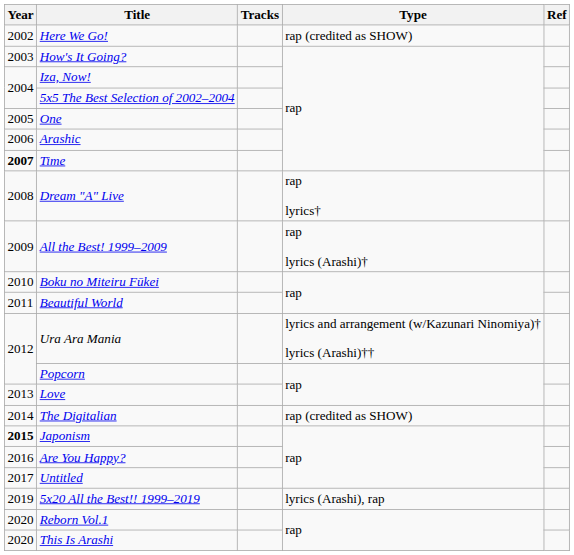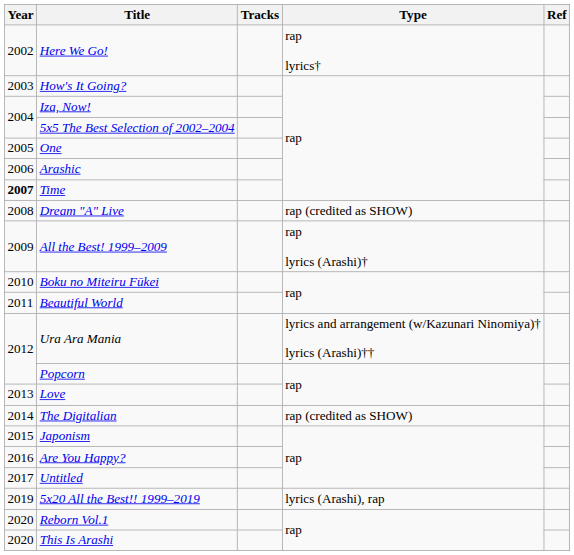(349, 35) rap (credited as SHOW) -> (303, 50) rap lyrics†
(303, 196) rap lyrics† -> (349, 210) rap (credited as SHOW)
(21, 436) bold -> (21, 436) normal
